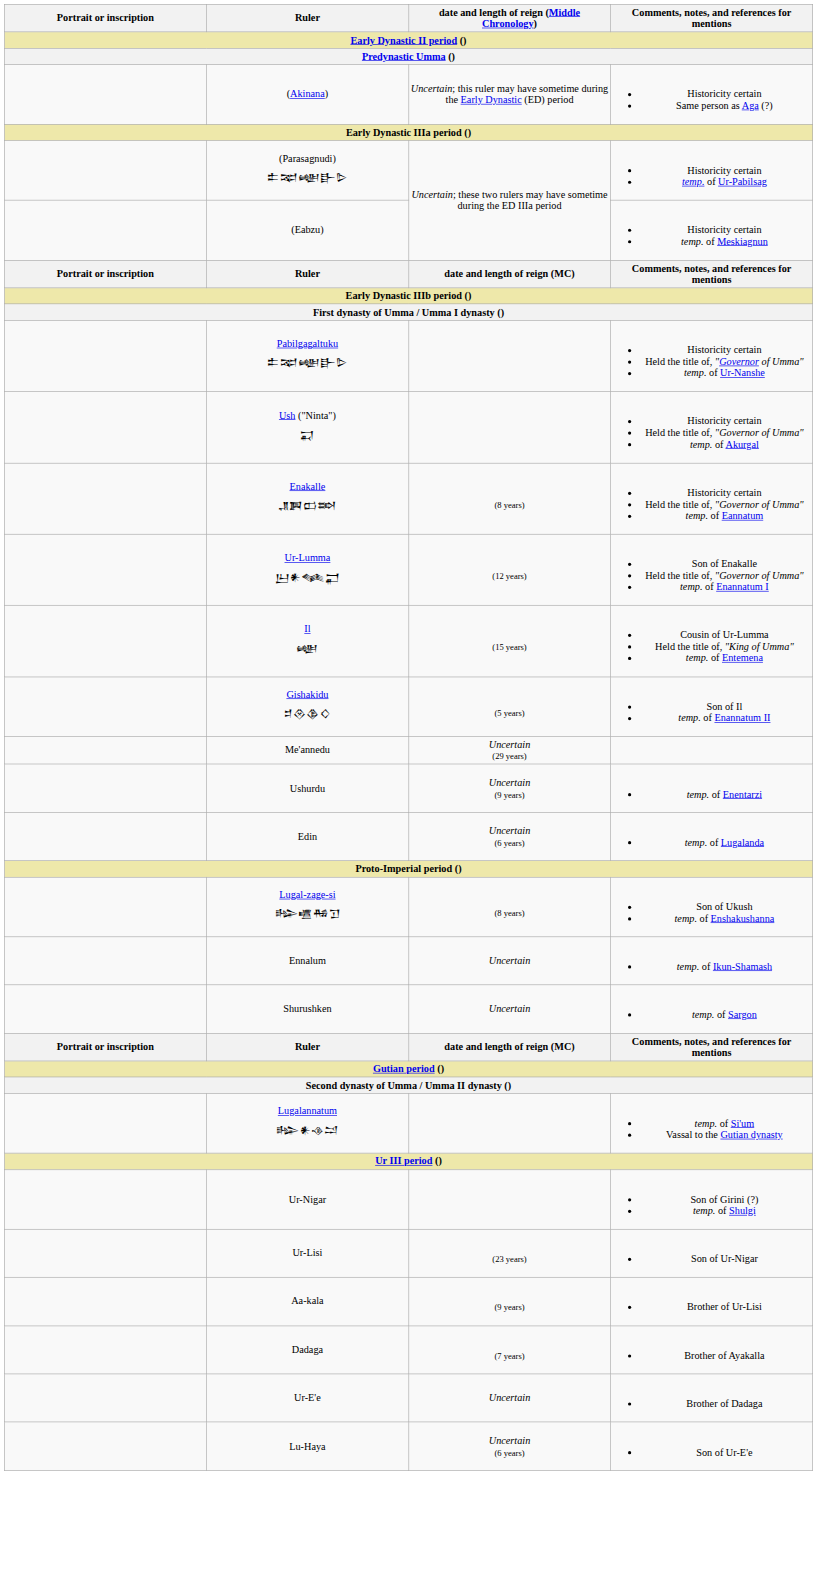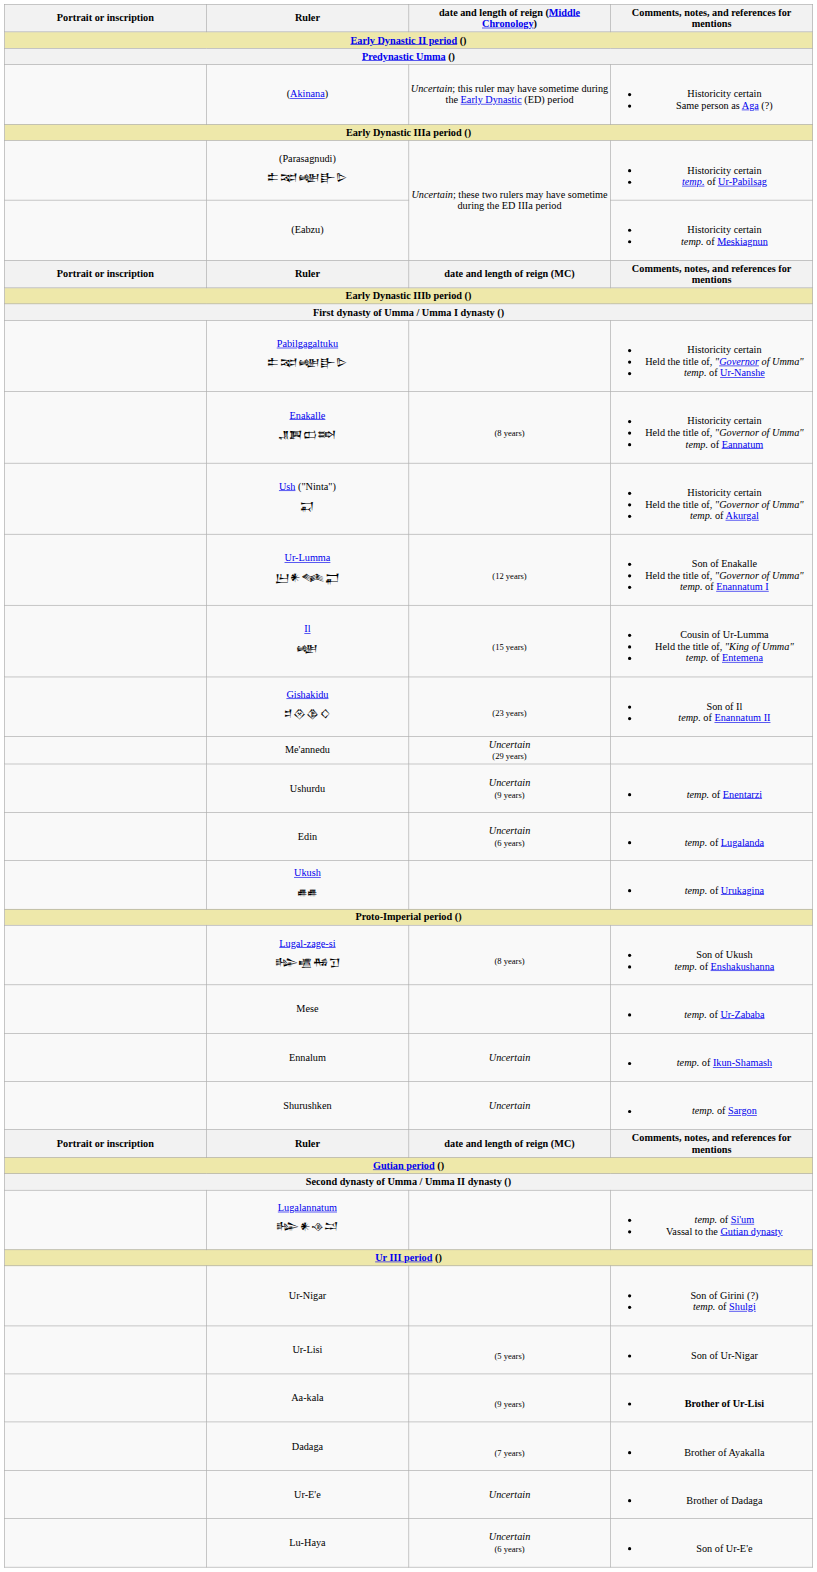rows swapped: (307, 425) <-> (307, 496)
(510, 713) (5 years) -> (510, 713) (23 years)
+ row: (307, 882)
+ row: (307, 1009)
(510, 1259) (23 years) -> (510, 1356) (5 years)
(712, 1307) normal -> (712, 1404) bold
